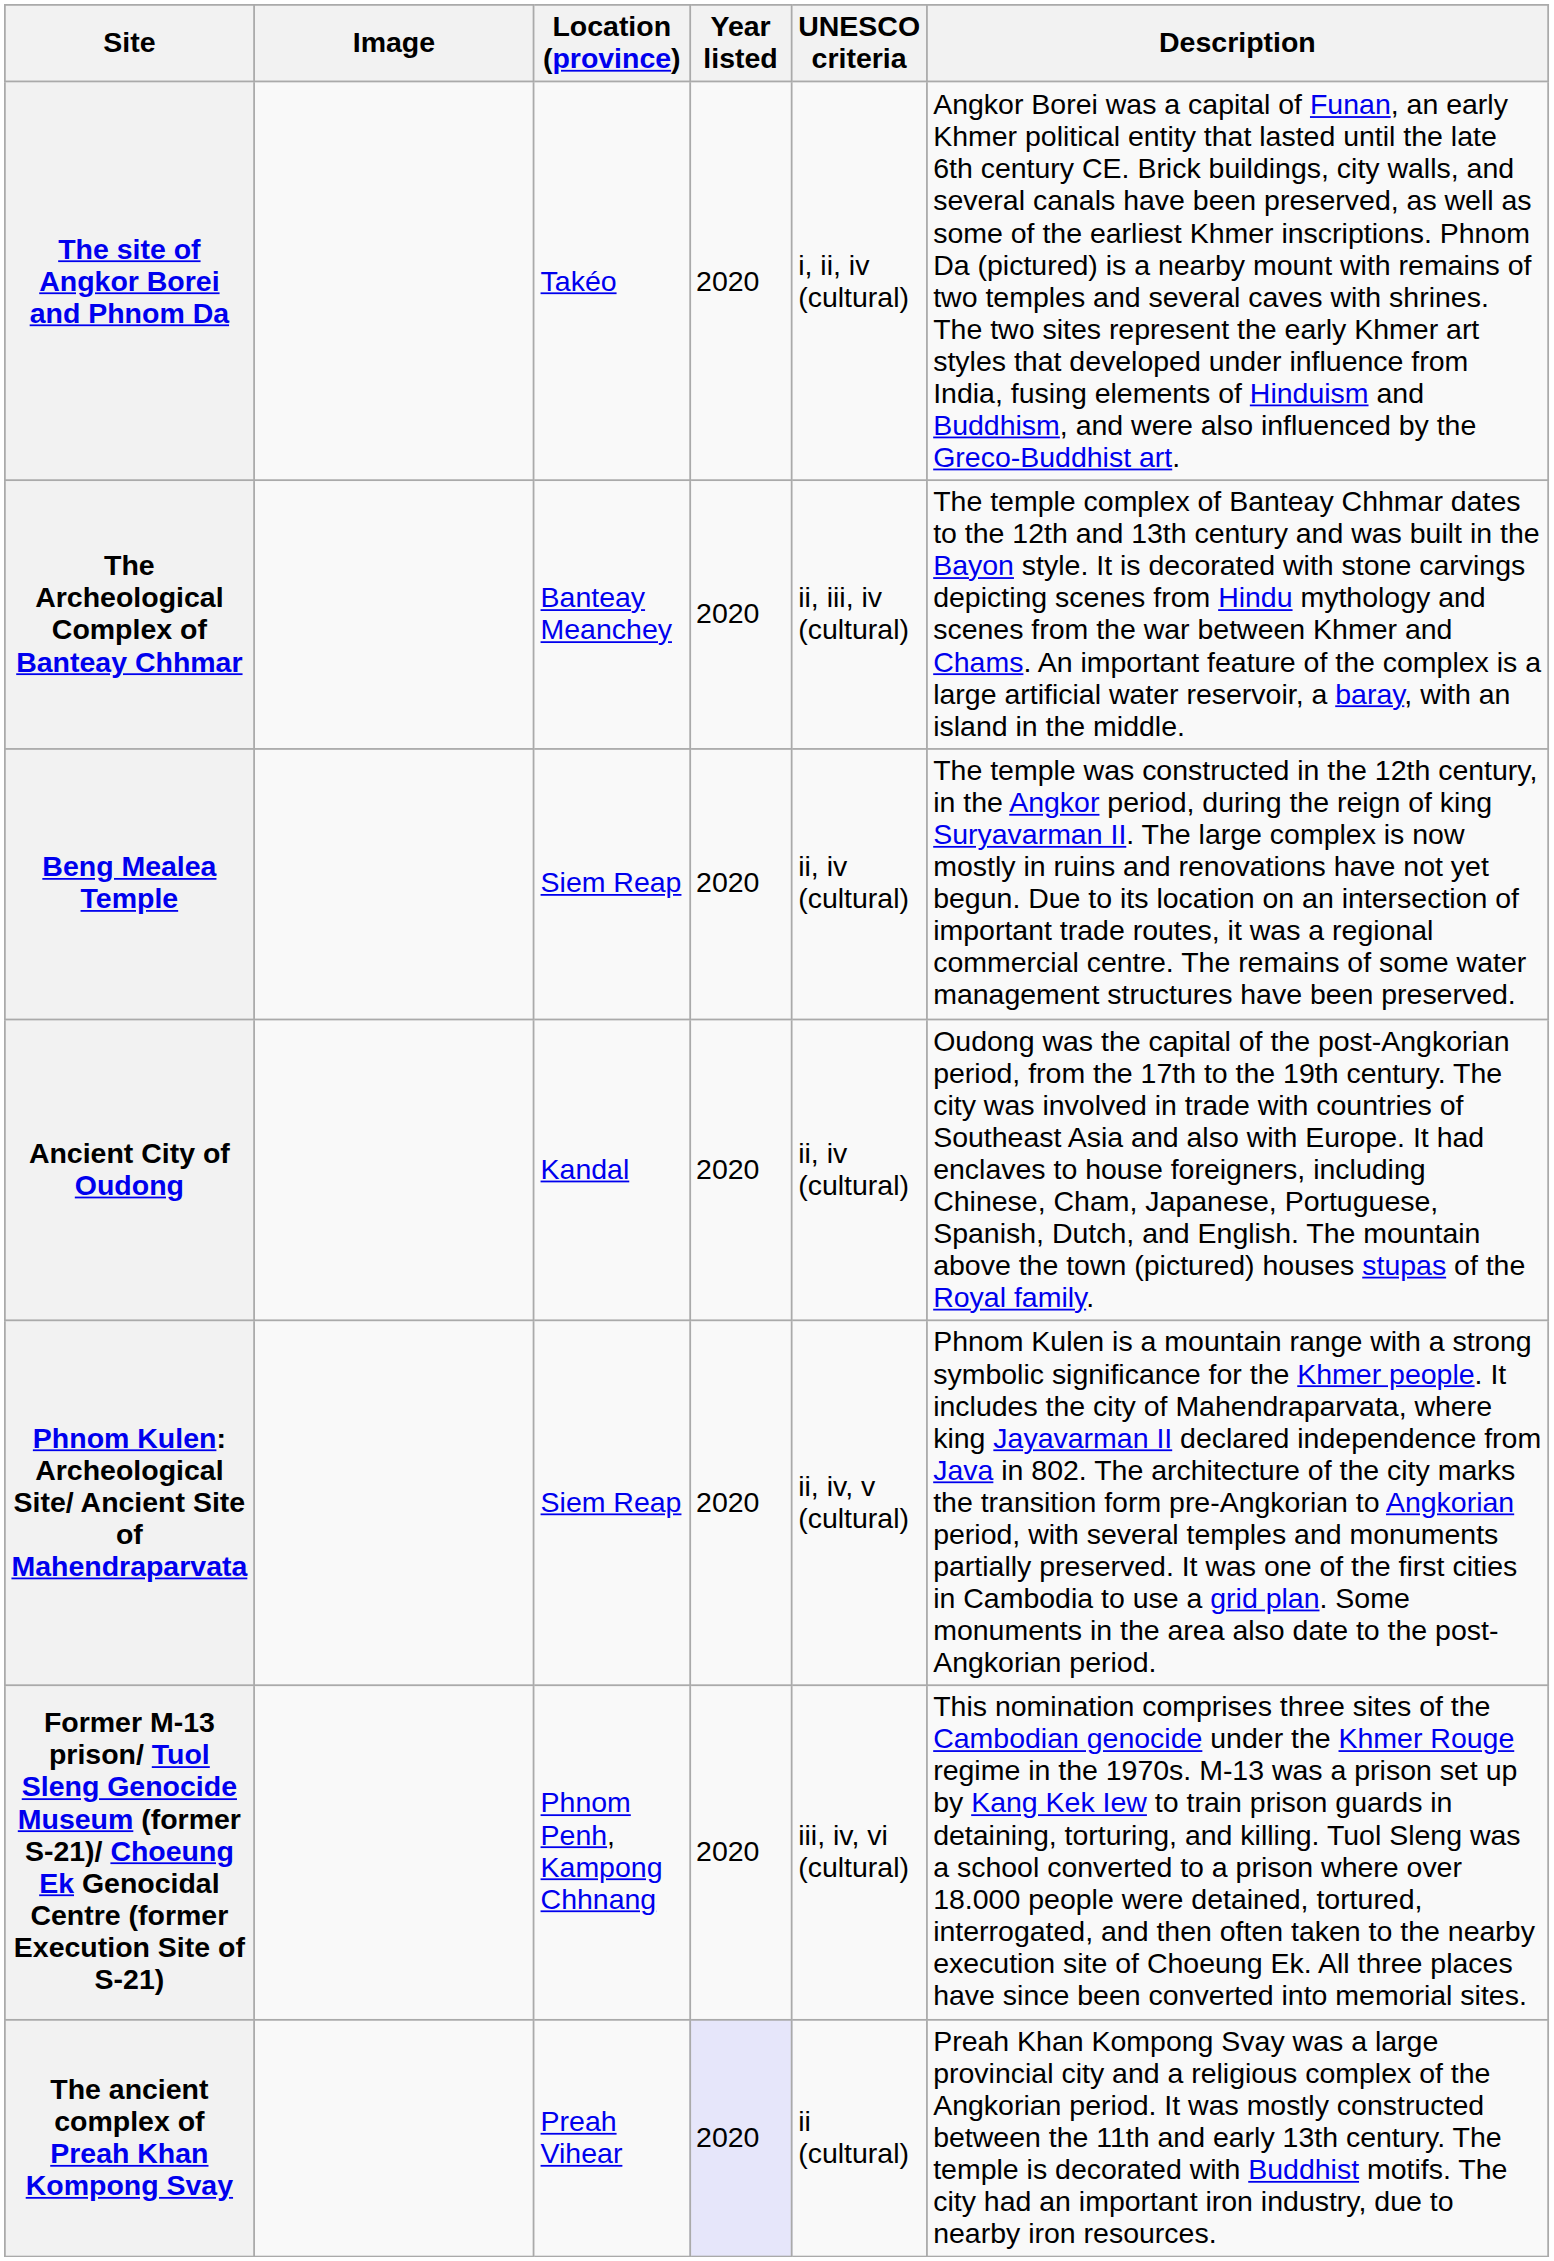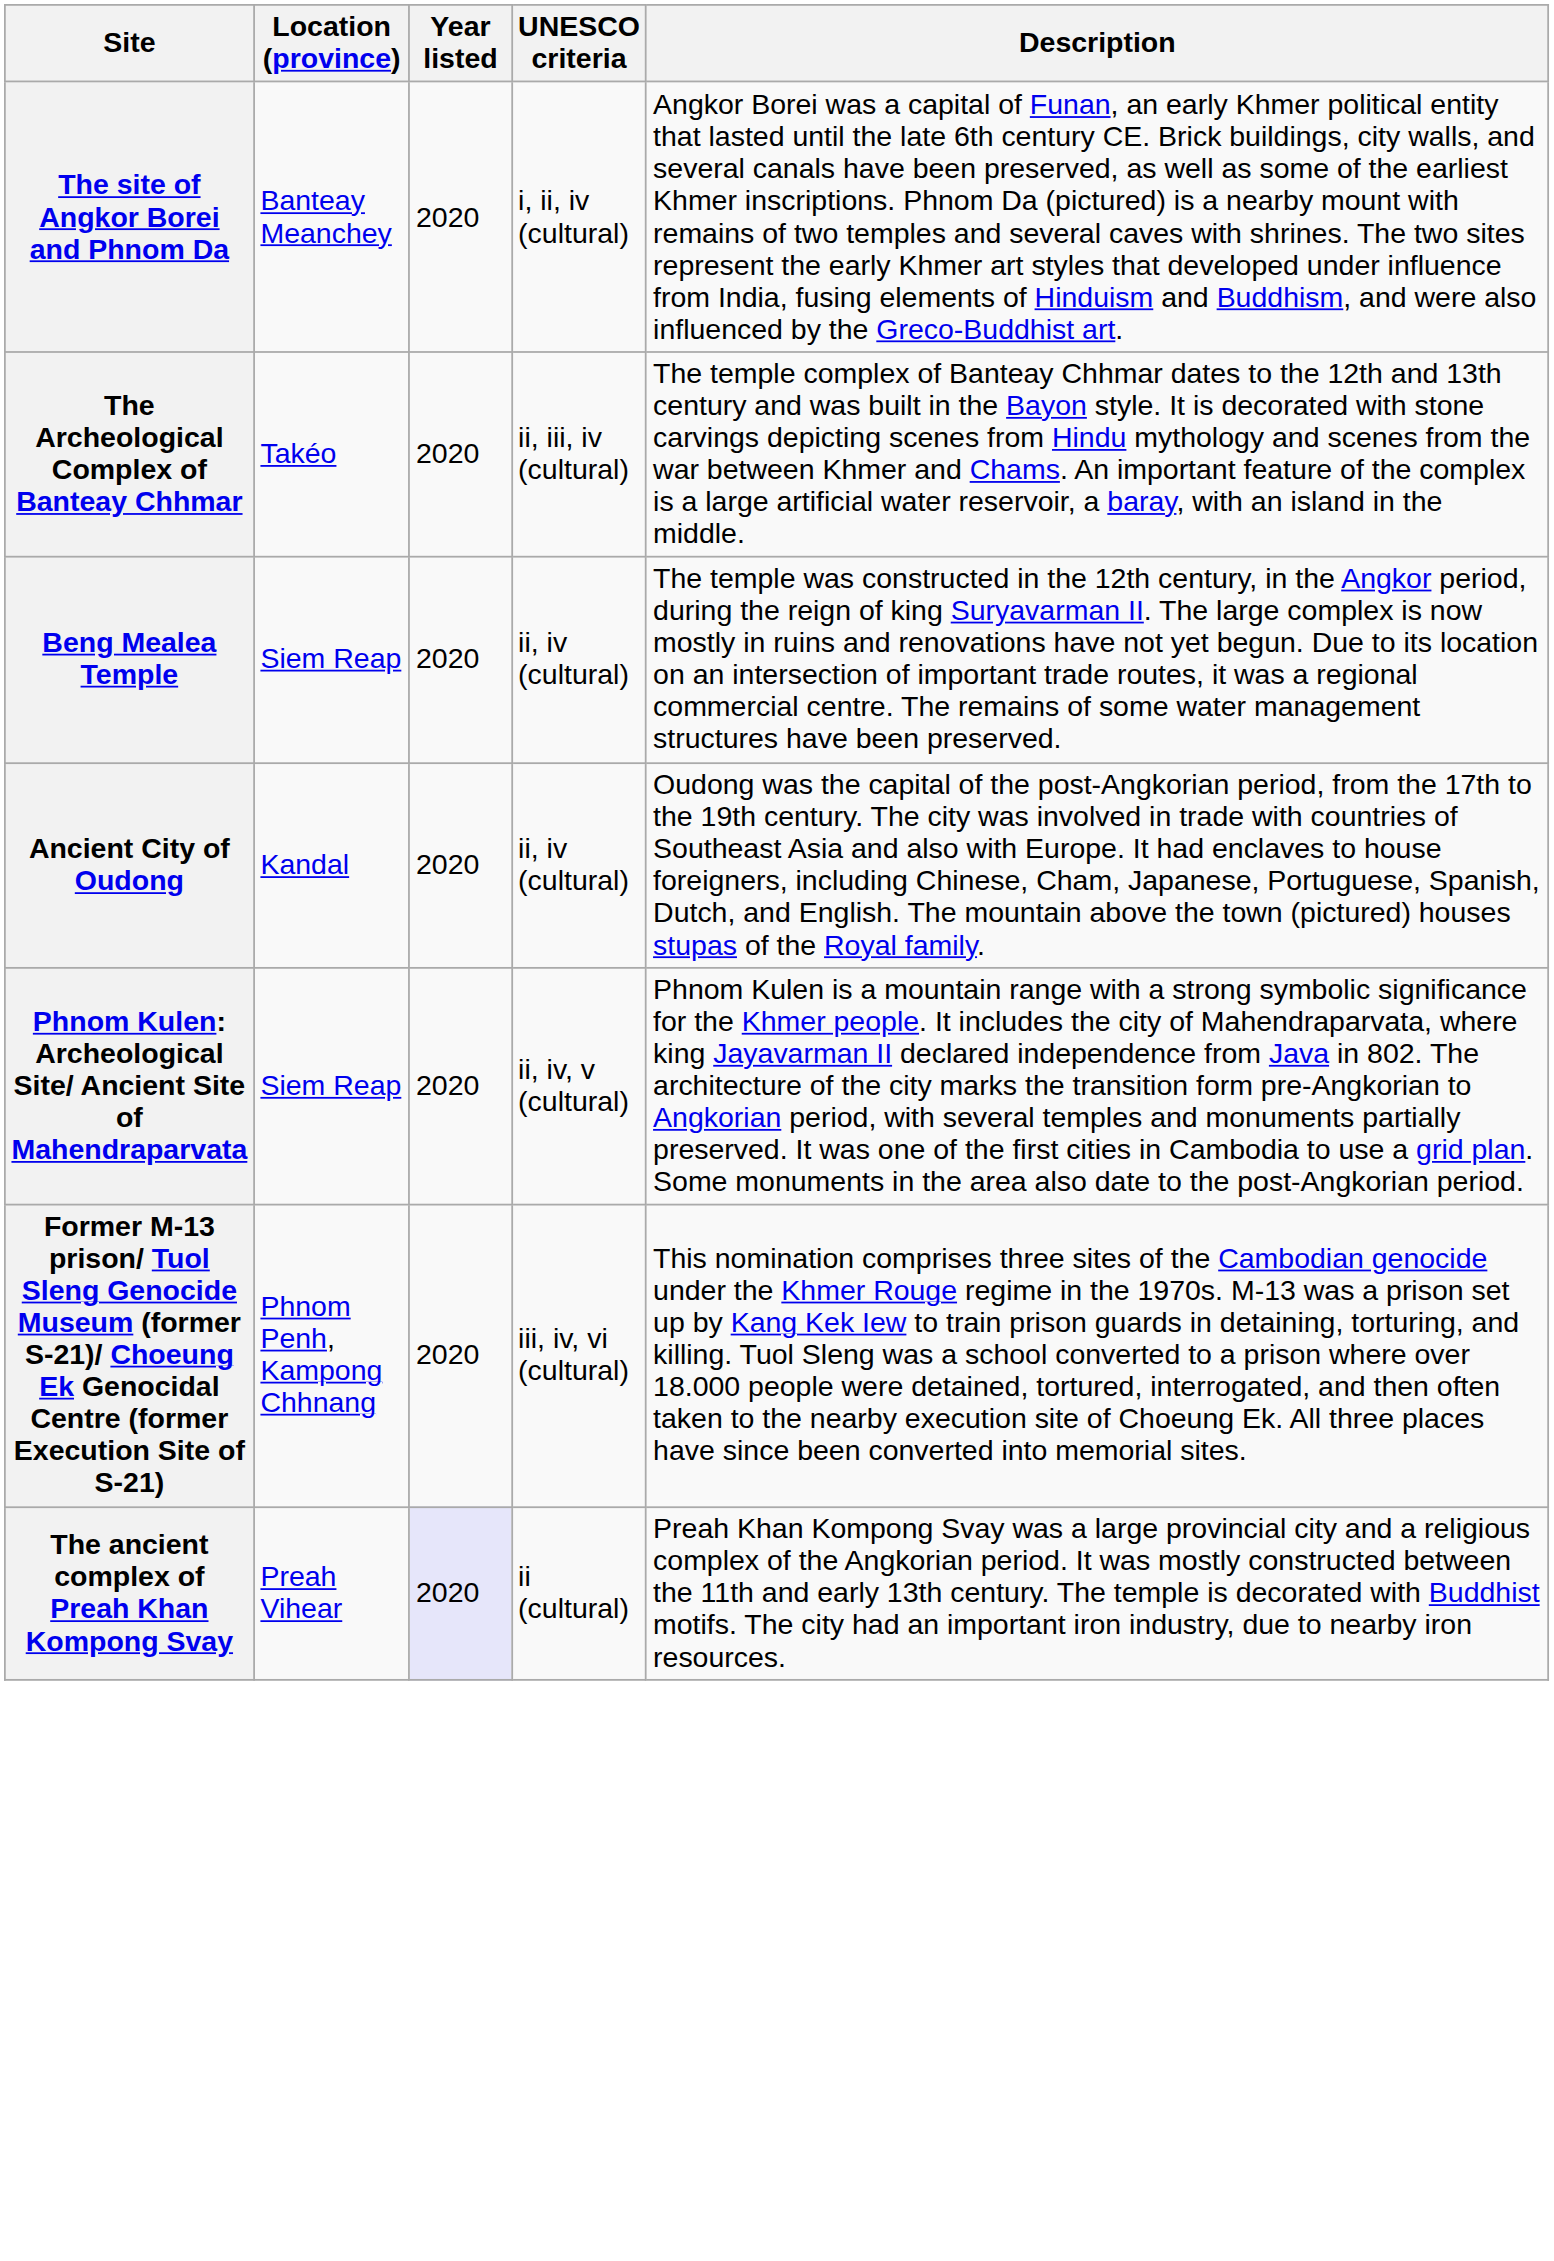- column: (394, 43)
(579, 280) Takéo -> (326, 216) Banteay Meanchey
(606, 614) Banteay Meanchey -> (298, 453) Takéo
